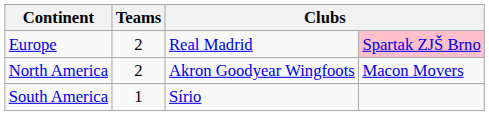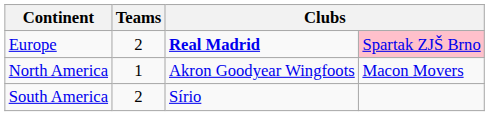(211, 44) normal -> (215, 44) bold
(139, 70) 2 -> (139, 70) 1
(139, 96) 1 -> (139, 96) 2
